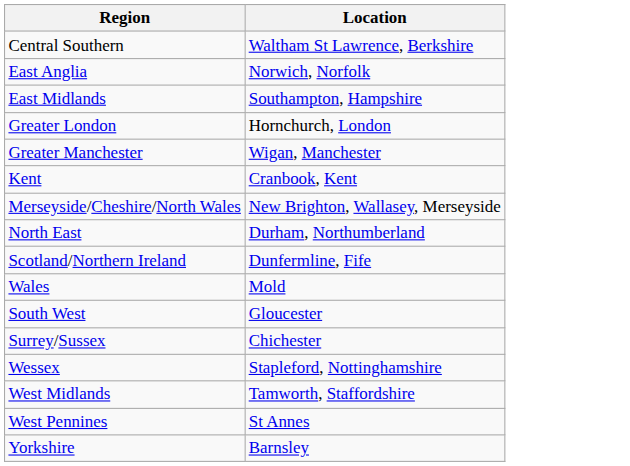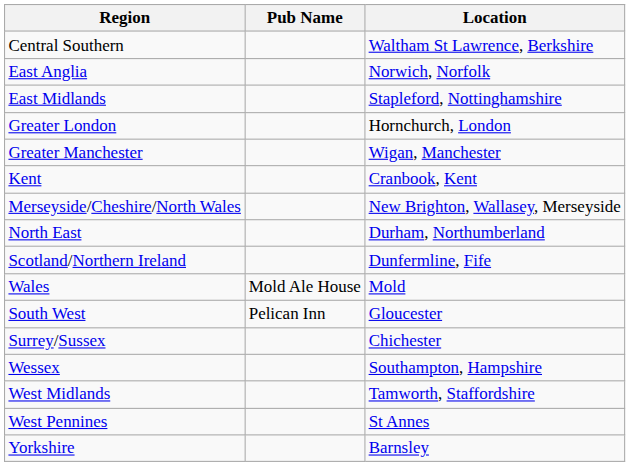+ column: (305, 17)
(335, 98) Southampton, Hampshire -> (465, 98) Stapleford, Nottinghamshire
(345, 367) Stapleford, Nottinghamshire -> (455, 367) Southampton, Hampshire
